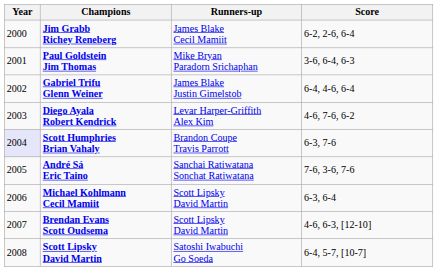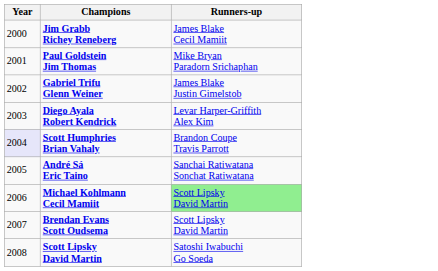- column: (367, 12)
(201, 198) no background -> (201, 198) lightgreen background
